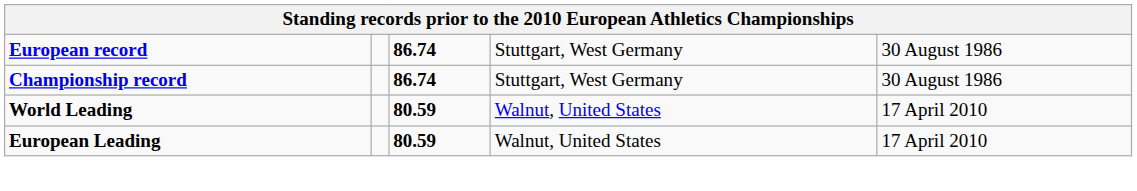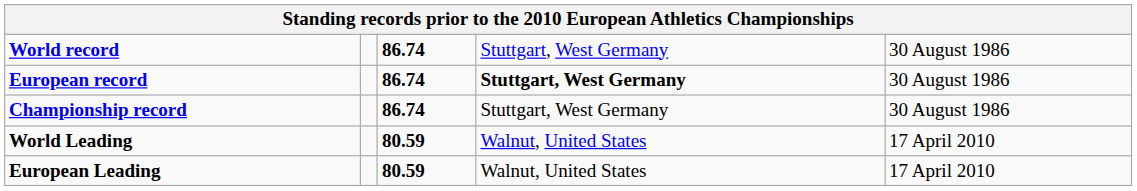+ row: (64, 49)
(589, 49) normal -> (583, 79) bold
